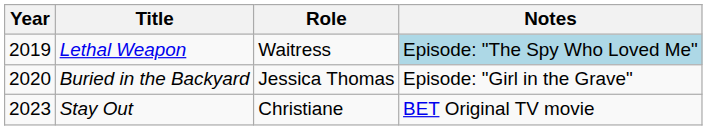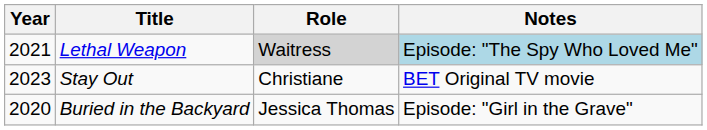(30, 49) 2019 -> (30, 49) 2021
(295, 49) no background -> (295, 49) lightgrey background
rows swapped: (155, 79) <-> (96, 109)
